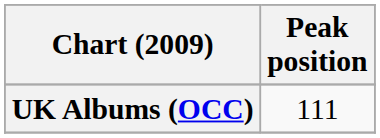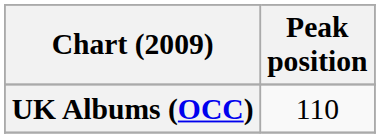(317, 108) 111 -> (317, 108) 110
